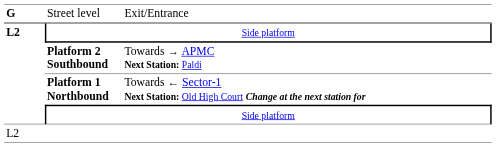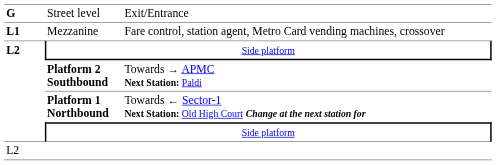+ row: (73, 31)
